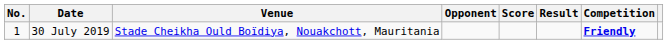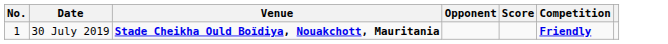- column: (559, 13)
(277, 31) normal -> (277, 31) bold
